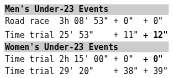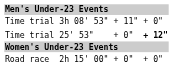(27, 22) Road race -> (30, 22) Time trial
(123, 22) + 0" -> (126, 22) + 11"
(126, 35) + 11" -> (123, 35) + 0"
(30, 59) Time trial -> (27, 59) Road race
(153, 59) bold -> (153, 59) normal
- row: (77, 71)
